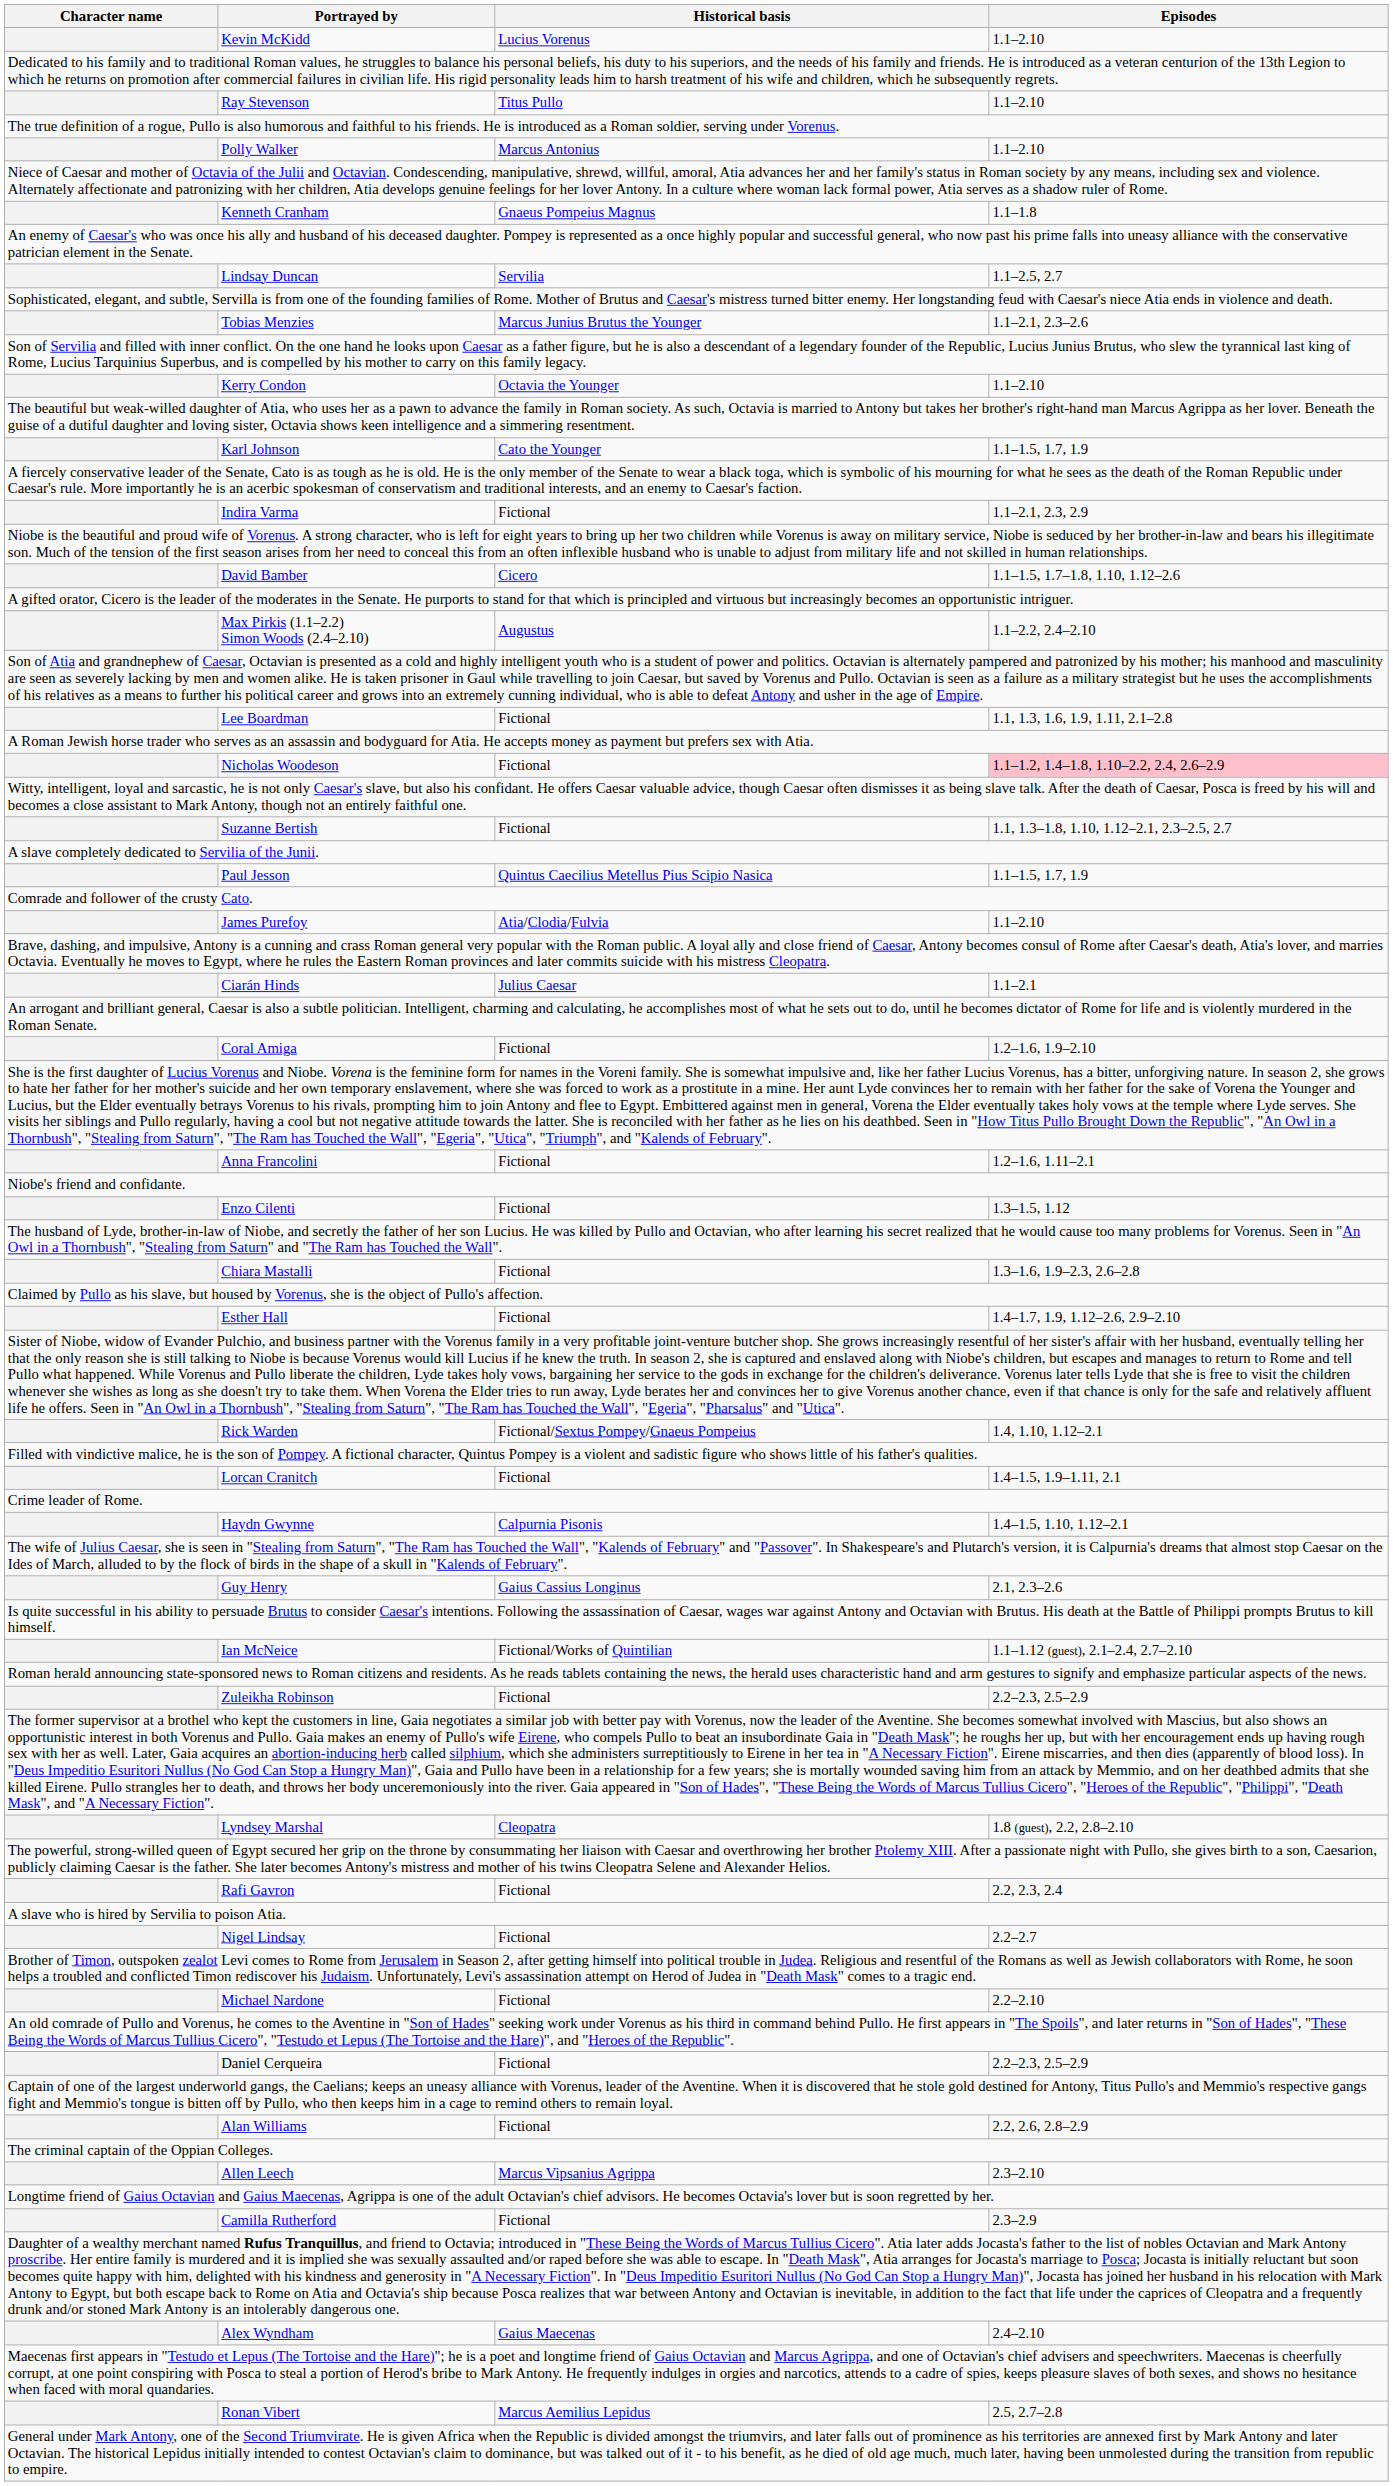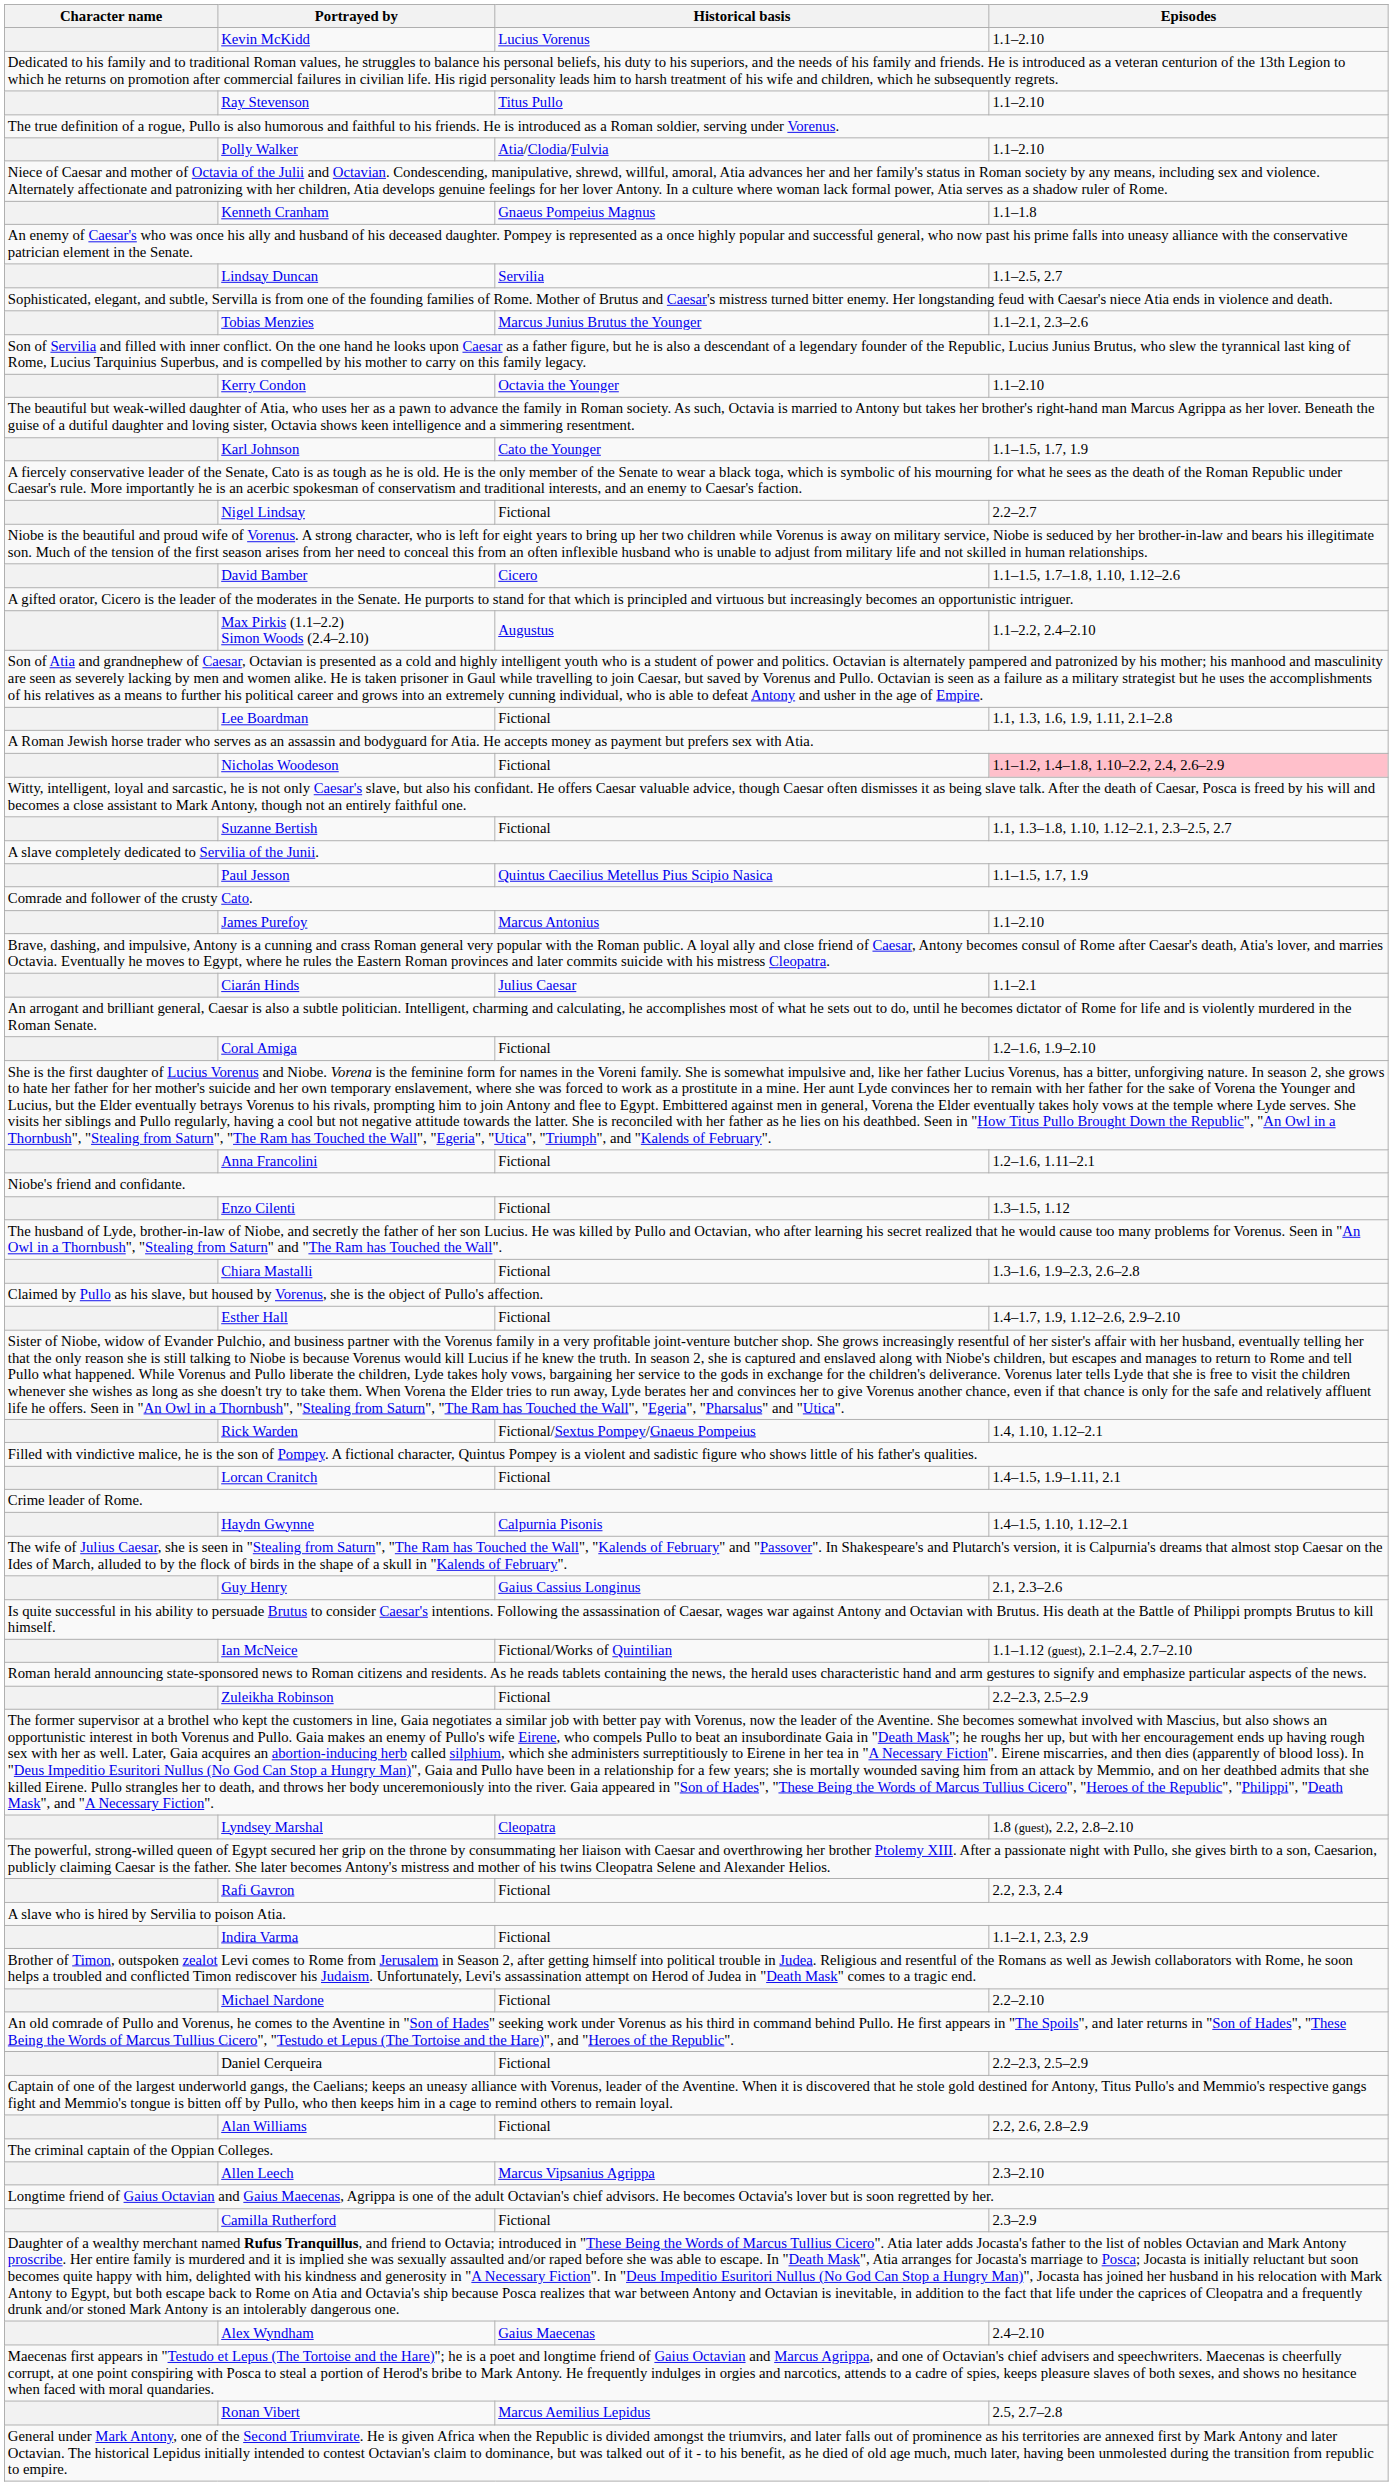(549, 149) Marcus Antonius -> (553, 149) Atia/Clodia/Fulvia
rows swapped: (260, 512) <-> (263, 1937)
(553, 922) Atia/Clodia/Fulvia -> (549, 922) Marcus Antonius
